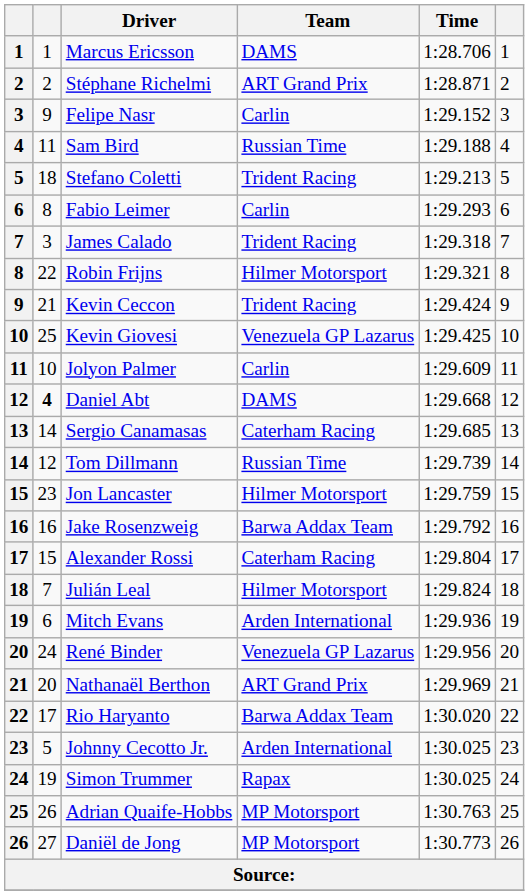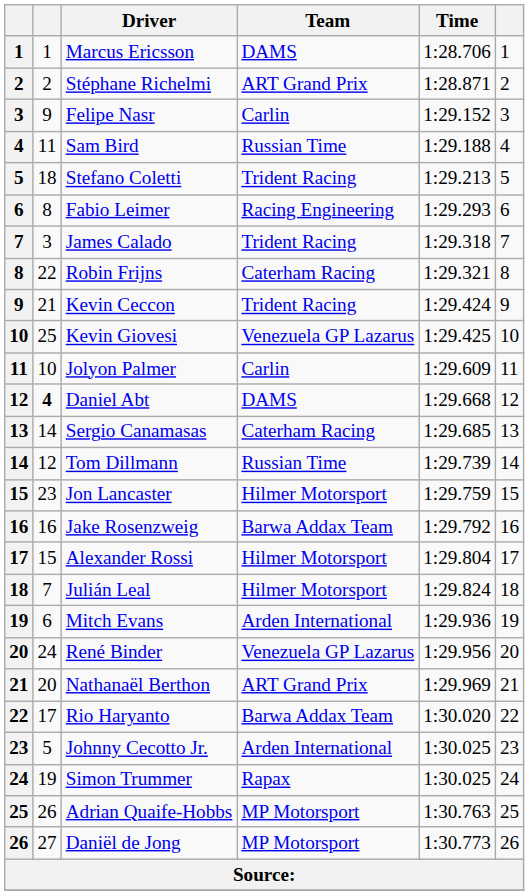(265, 209) Carlin -> (318, 209) Racing Engineering
(314, 273) Hilmer Motorsport -> (308, 273) Caterham Racing
(308, 557) Caterham Racing -> (314, 557) Hilmer Motorsport
